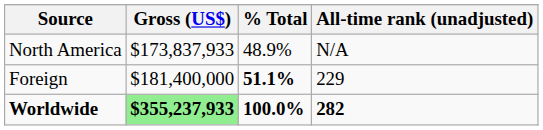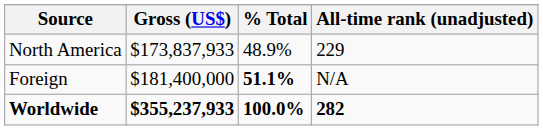(332, 49) N/A -> (330, 49) 229
(330, 79) 229 -> (332, 79) N/A
(182, 109) lightgreen background -> (182, 109) no background
